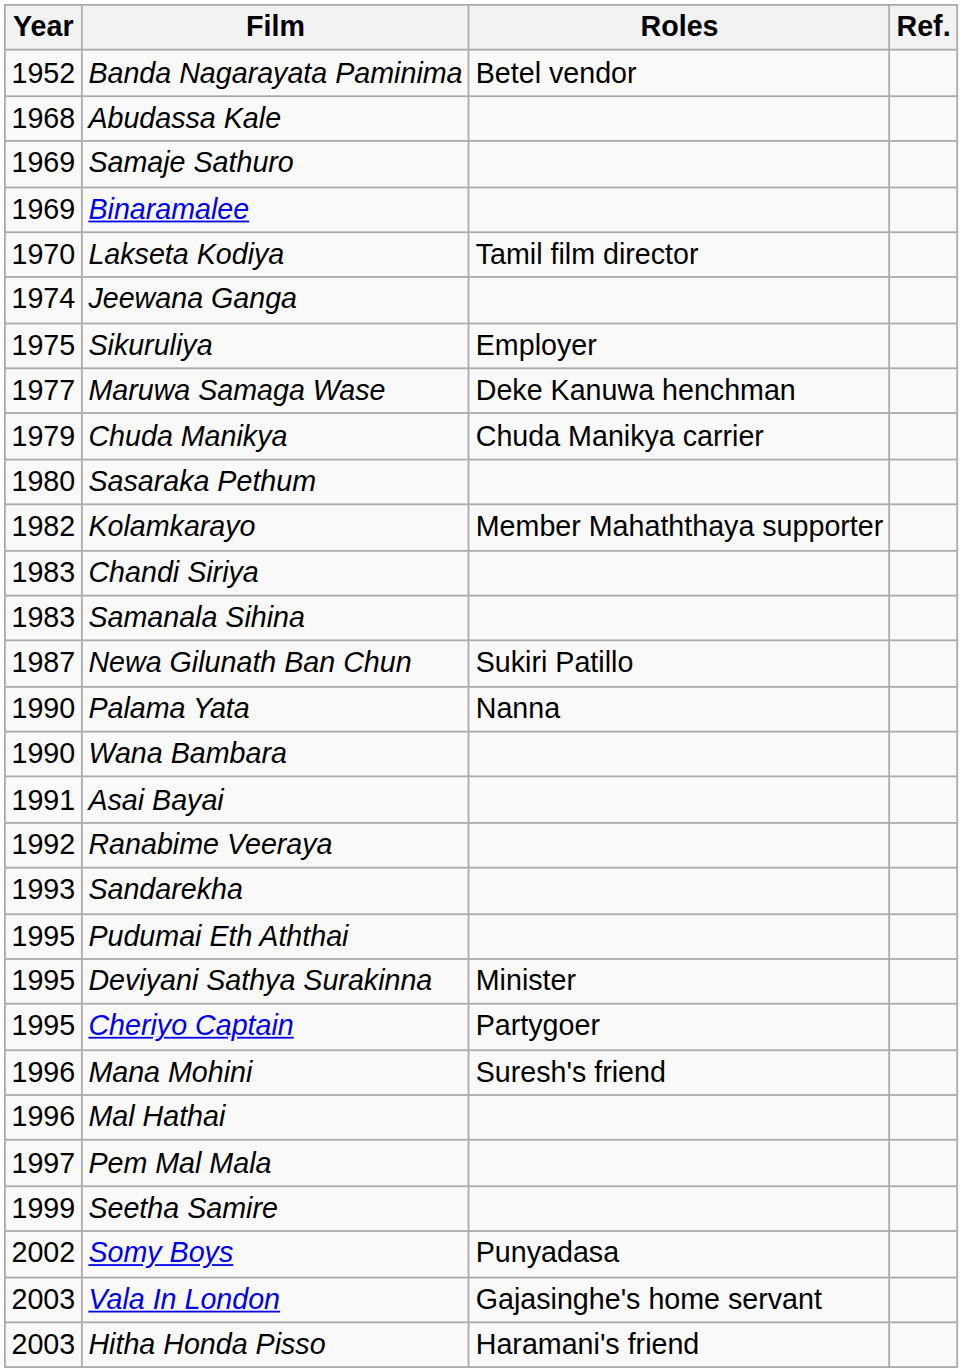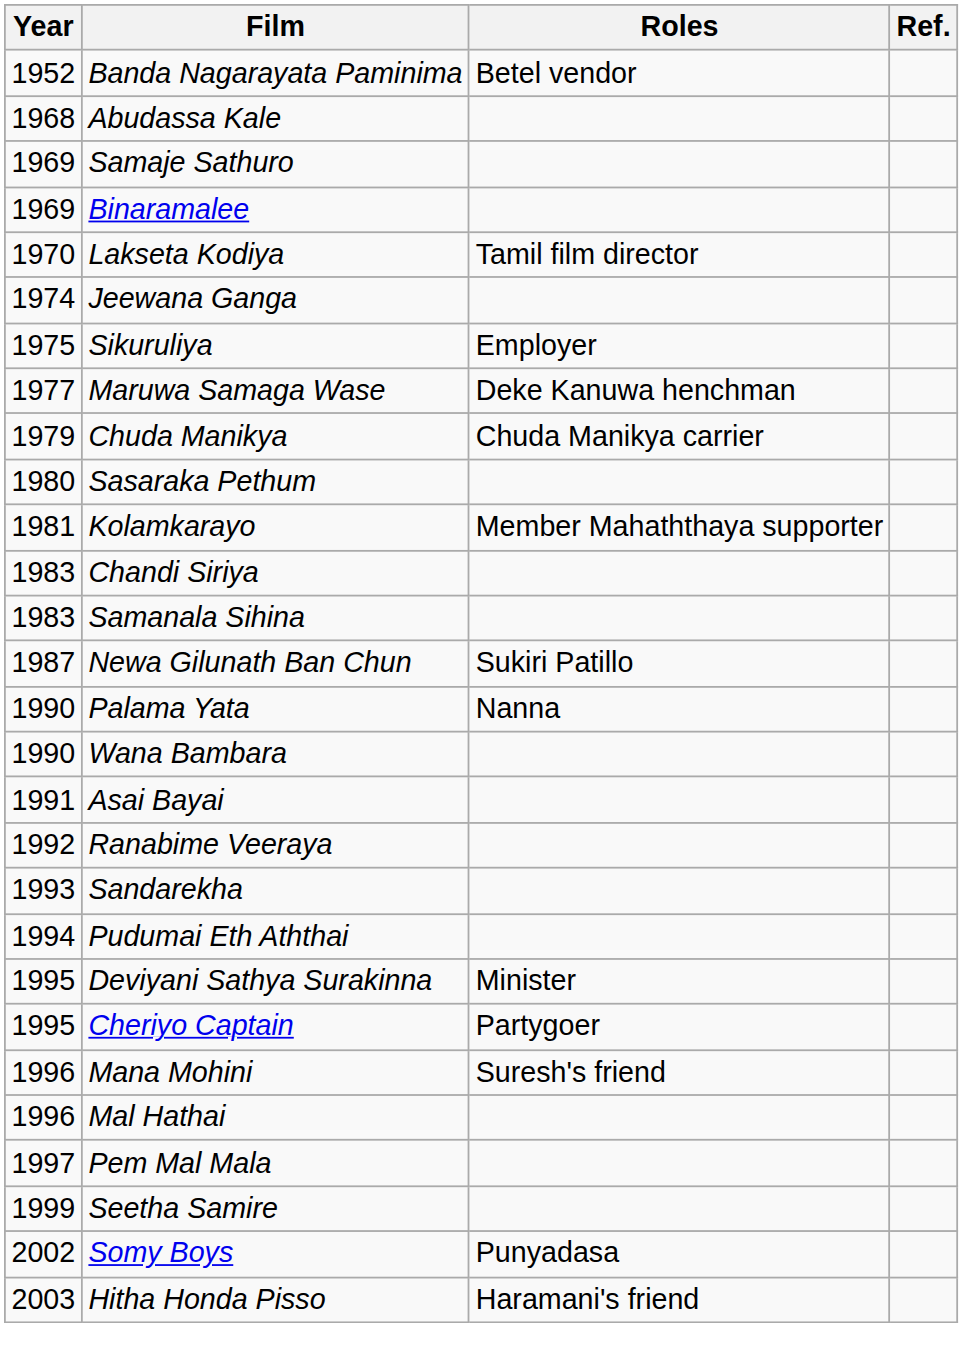(43, 526) 1982 -> (43, 526) 1981
(43, 935) 1995 -> (43, 935) 1994
- row: (184, 1299)
